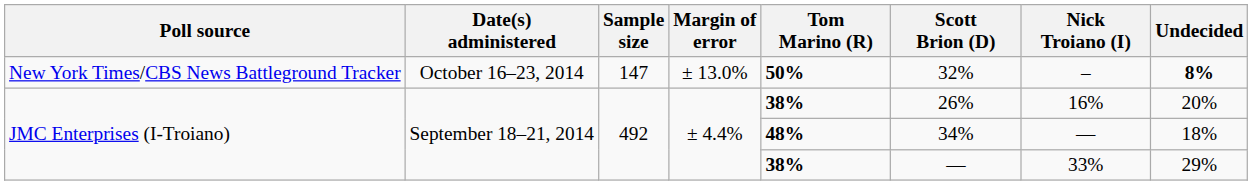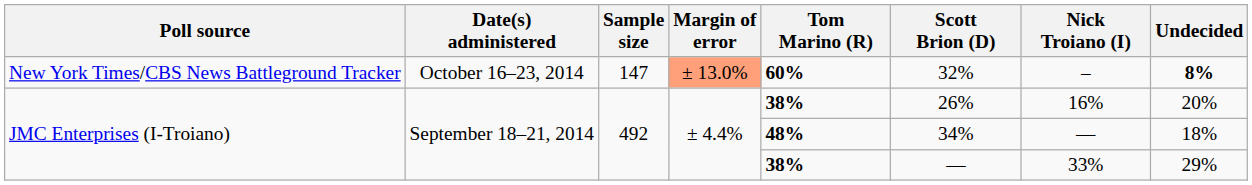(715, 72) no background -> (715, 72) lightsalmon background
(785, 72) 50% -> (785, 72) 60%
